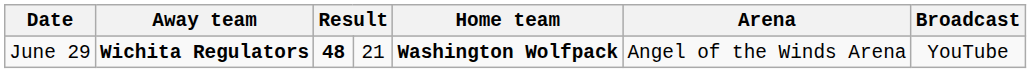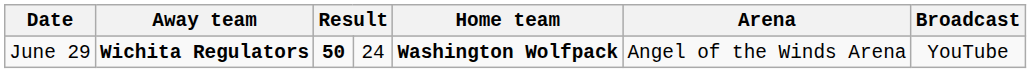(334, 52) 48 -> (334, 52) 50
(373, 52) 21 -> (373, 52) 24
